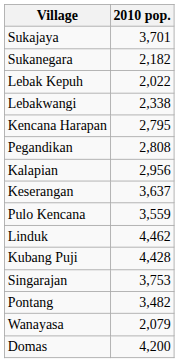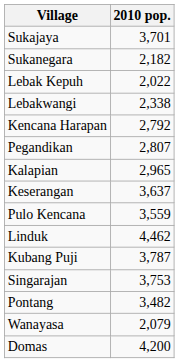(155, 125) 2,795 -> (155, 125) 2,792
(155, 147) 2,808 -> (155, 147) 2,807
(155, 170) 2,956 -> (155, 170) 2,965
(155, 258) 4,428 -> (155, 258) 3,787
